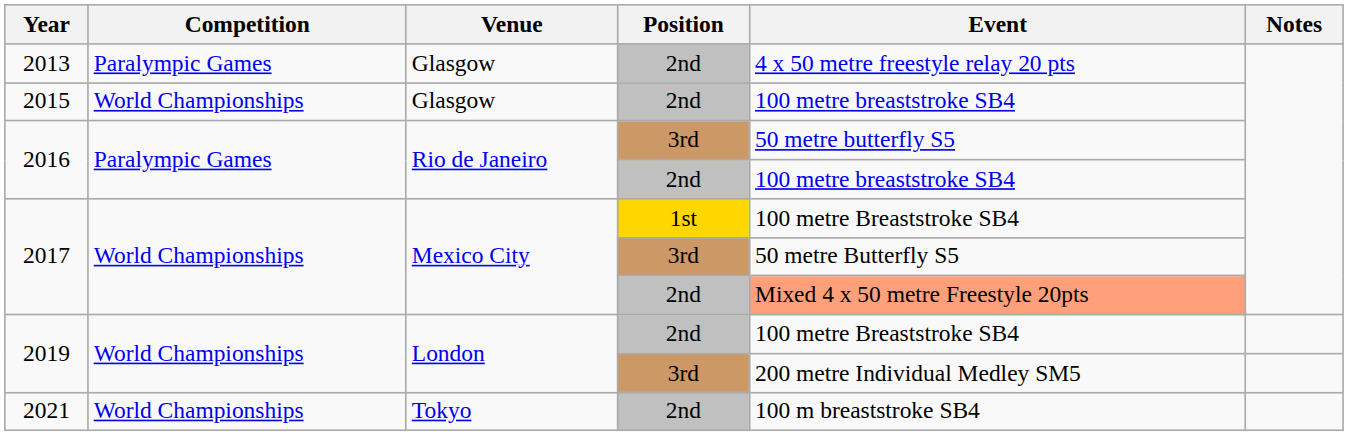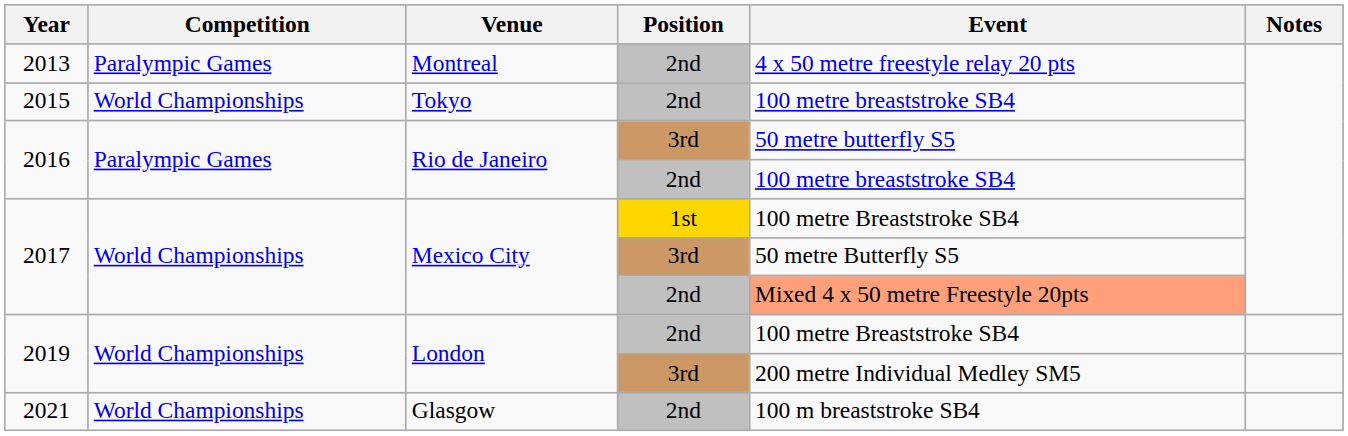(454, 62) Glasgow -> (455, 62) Montreal
(454, 101) Glasgow -> (442, 101) Tokyo
(442, 411) Tokyo -> (454, 411) Glasgow
